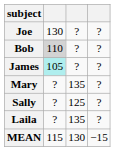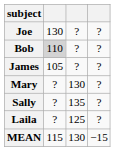(55, 66) paleturquoise background -> (55, 66) no background
(77, 84) 135 -> (77, 84) 130
(77, 102) 125 -> (77, 102) 135
(77, 119) 135 -> (77, 119) 125
